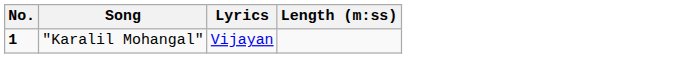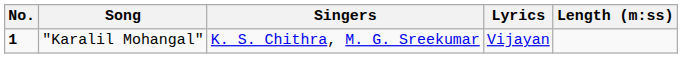+ column: (345, 17)
